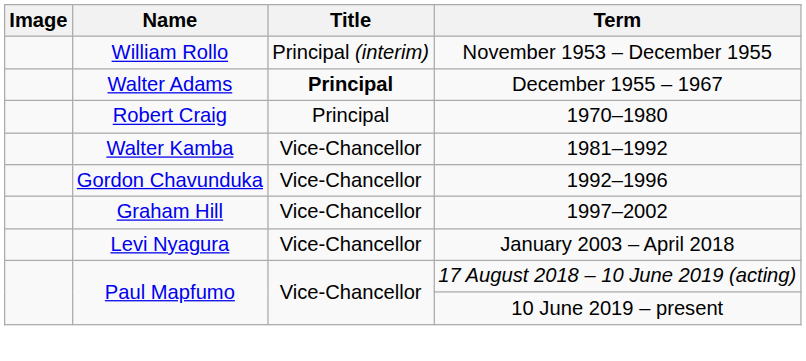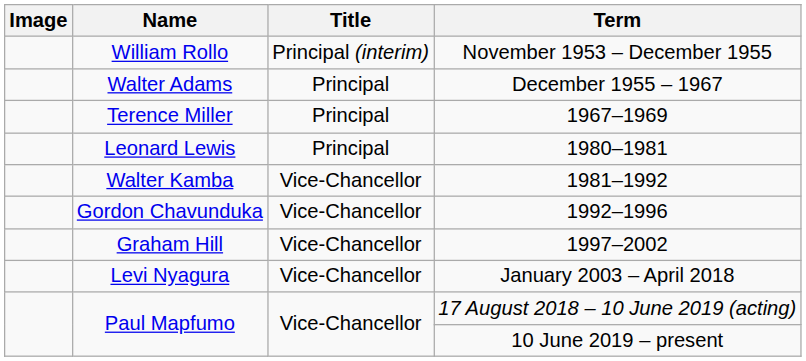(351, 84) bold -> (351, 84) normal
+ row: (170, 116)
- row: (170, 116)
+ row: (170, 148)
